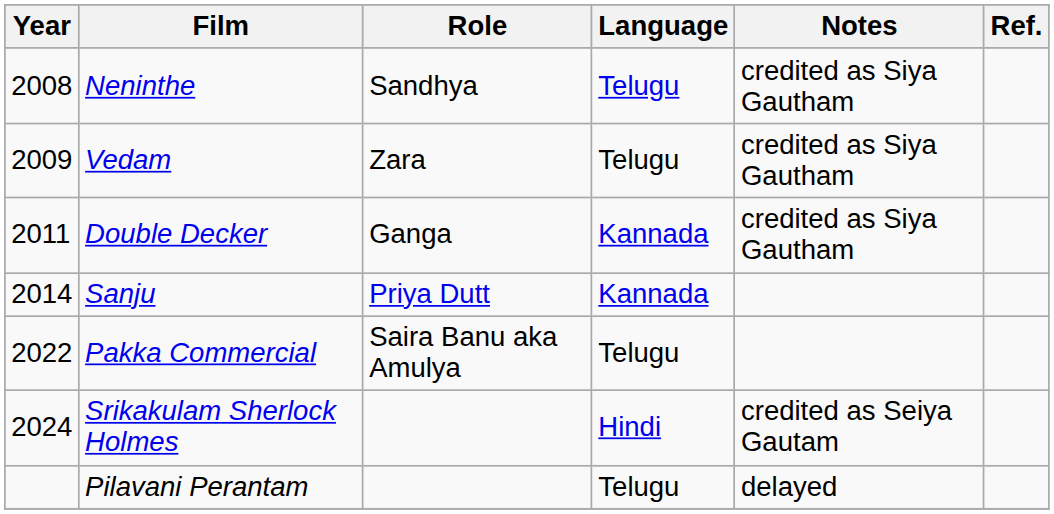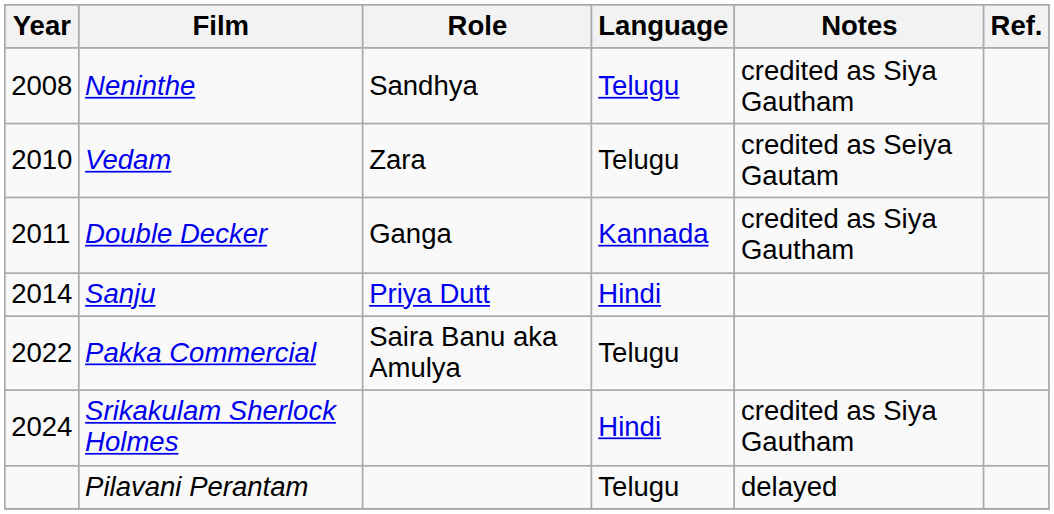(42, 160) 2009 -> (42, 160) 2010
(839, 160) credited as Siya Gautham -> (847, 160) credited as Seiya Gautam
(653, 293) Kannada -> (630, 293) Hindi
(847, 427) credited as Seiya Gautam -> (839, 427) credited as Siya Gautham
